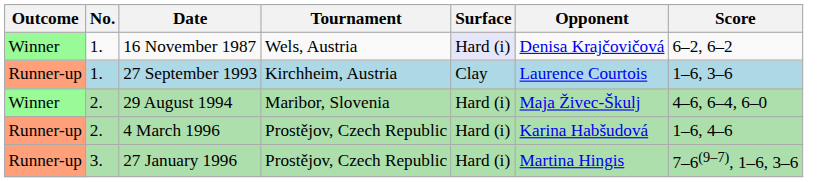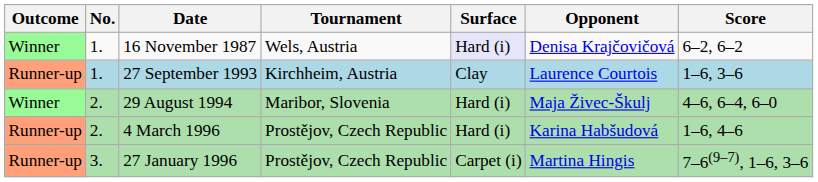(483, 160) Hard (i) -> (488, 160) Carpet (i)
